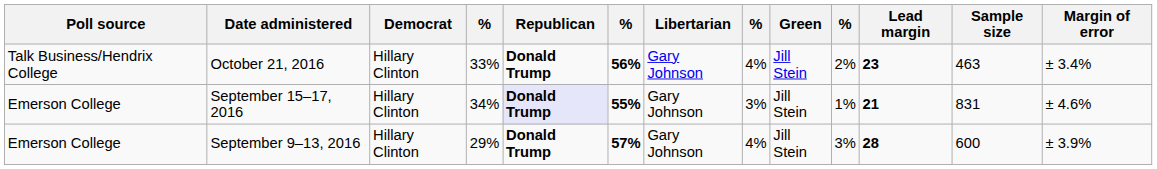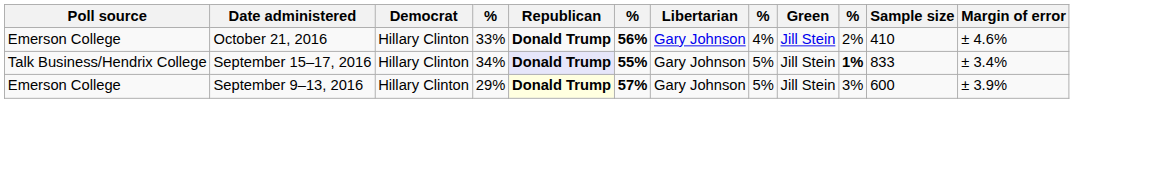- column: (906, 24)
(80, 64) Talk Business/Hendrix College -> (64, 39) Emerson College
(968, 64) 463 -> (882, 39) 410
(1068, 64) ± 3.4% -> (984, 39) ± 4.6%
(64, 104) Emerson College -> (107, 62) Talk Business/Hendrix College
(756, 104) 3% -> (763, 62) 5%
(845, 104) normal -> (853, 62) bold
(968, 104) 831 -> (882, 62) 833
(1068, 104) ± 4.6% -> (984, 62) ± 3.4%
(531, 144) no background -> (562, 86) lightyellow background
(756, 144) 4% -> (763, 86) 5%
